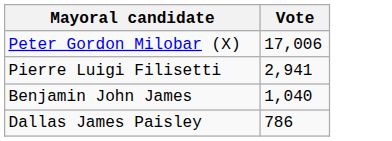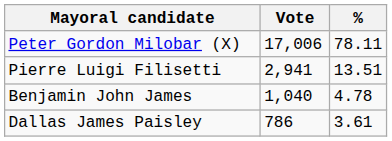+ column: (358, 18)
